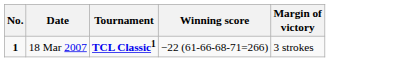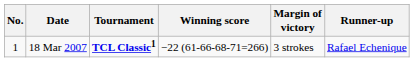+ column: (367, 20)
(15, 46) bold -> (15, 46) normal
